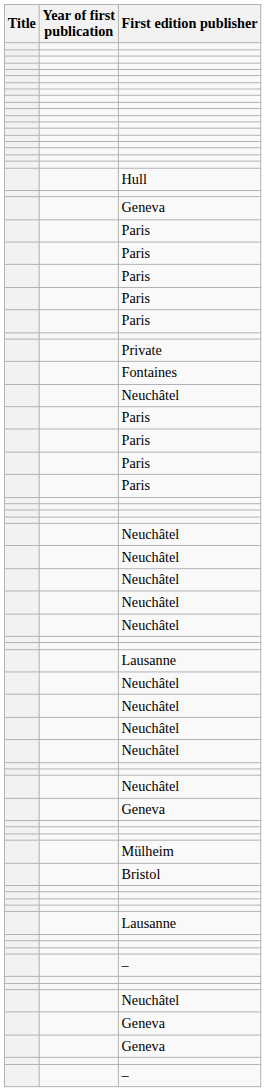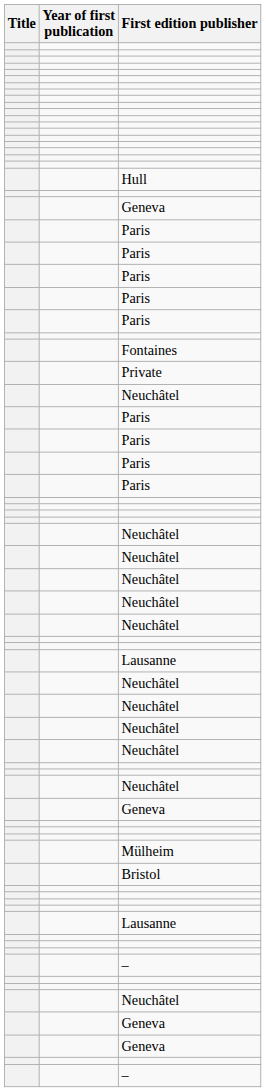rows swapped: (22, 373) <-> (22, 350)
